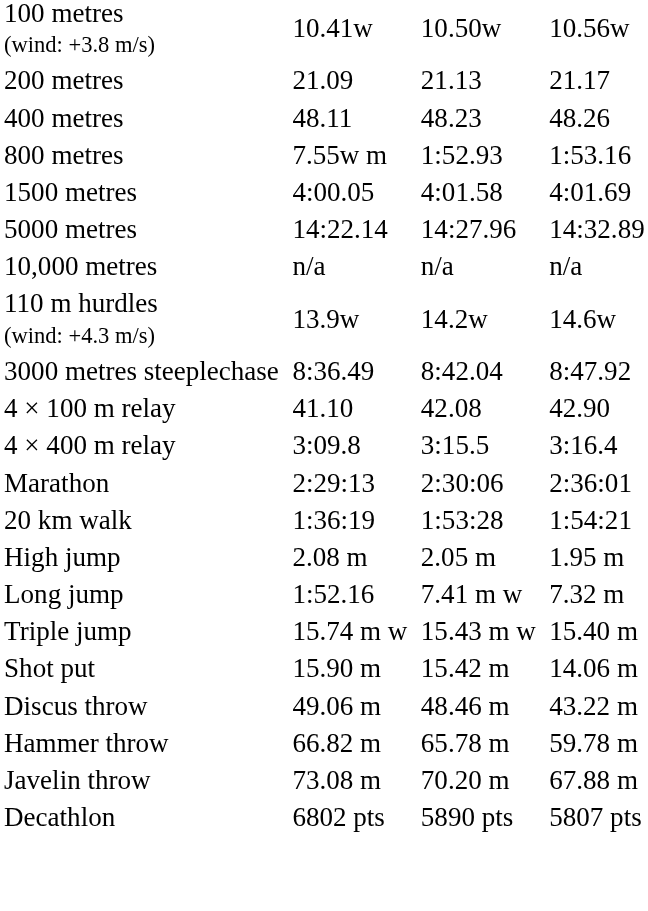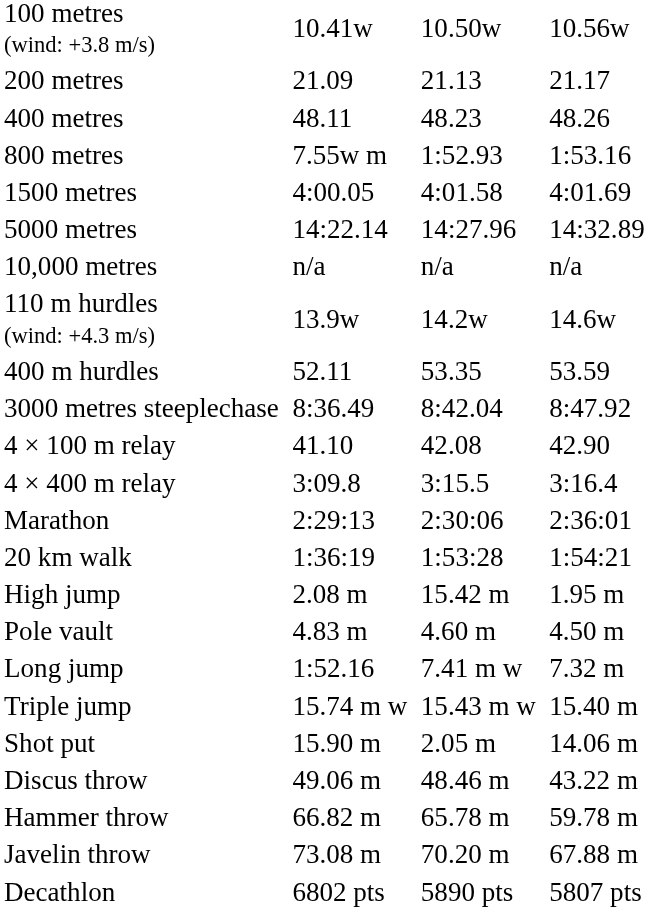+ row: (81, 371)
(458, 557) 2.05 m -> (465, 594) 15.42 m
+ row: (59, 631)
(465, 668) 15.42 m -> (458, 743) 2.05 m
